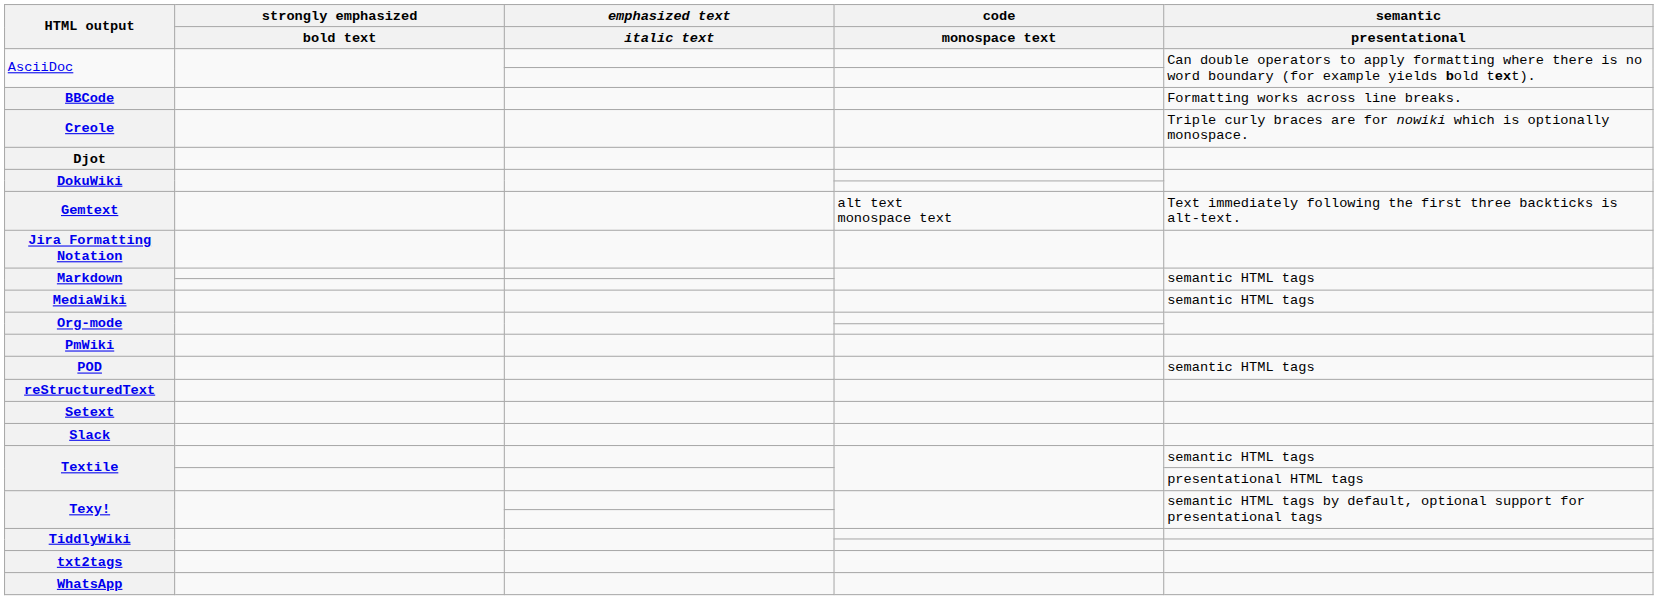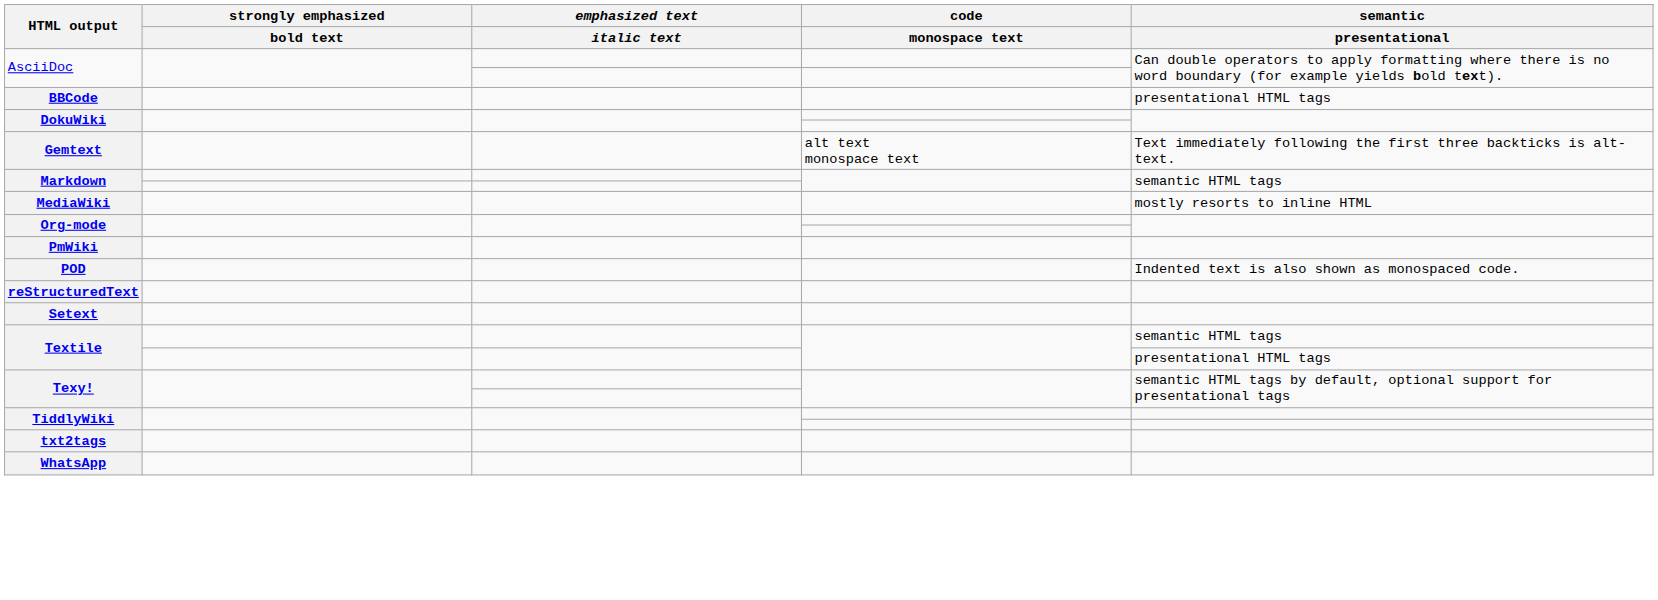(1315, 98) Formatting works across line breaks. -> (1233, 98) presentational HTML tags
- row: (90, 128)
- row: (90, 158)
- row: (90, 249)
(1241, 301) semantic HTML tags -> (1253, 203) mostly resorts to inline HTML
(1241, 368) semantic HTML tags -> (1327, 270) Indented text is also shown as monospaced code.
- row: (90, 435)
